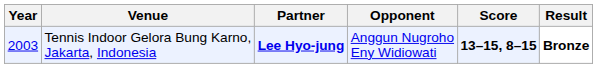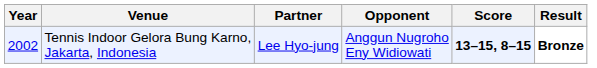(23, 45) 2003 -> (23, 45) 2002
(301, 45) bold -> (298, 45) normal
